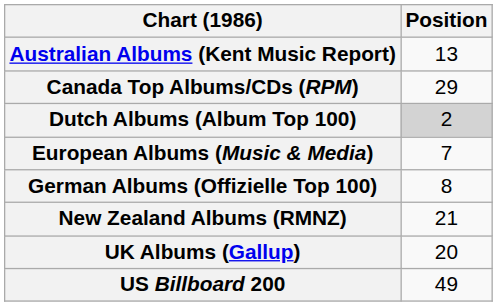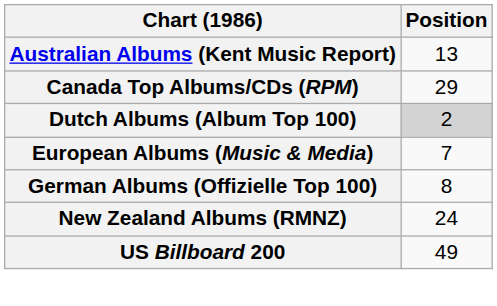(446, 218) 21 -> (446, 218) 24
- row: (203, 251)
